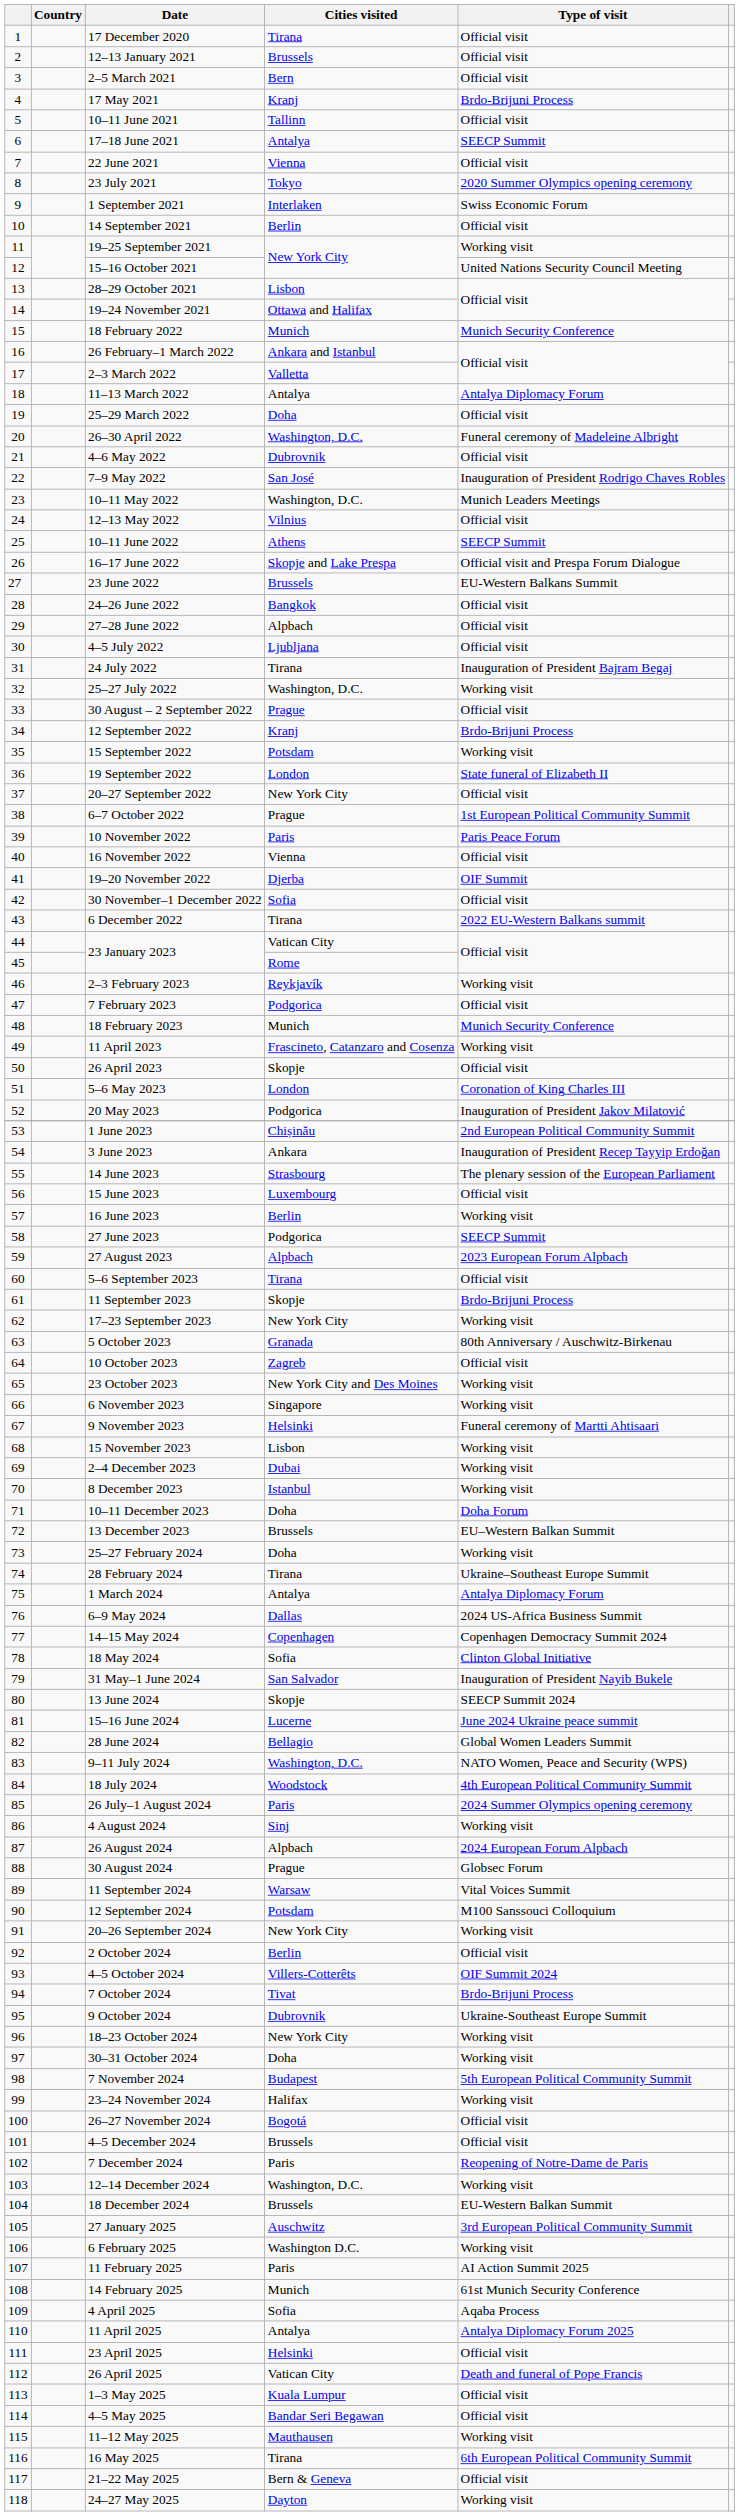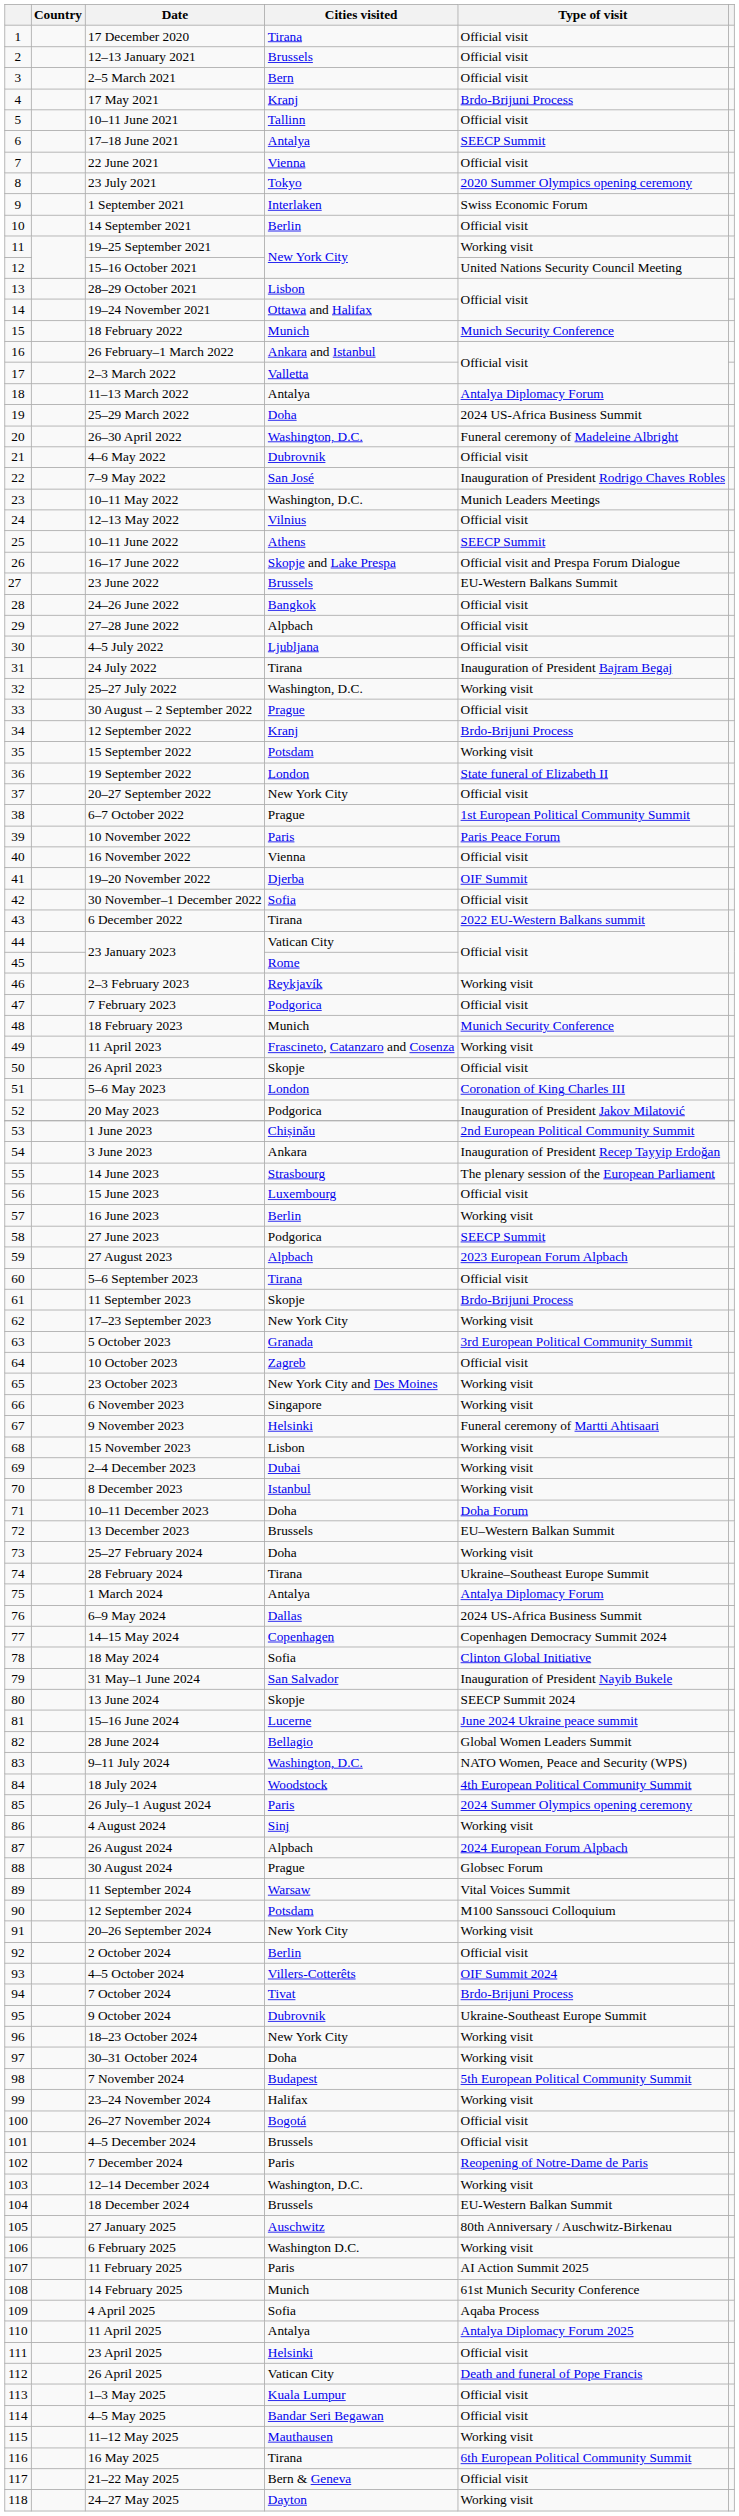(494, 415) Official visit -> (551, 415) 2024 US-Africa Business Summit
(566, 1341) 80th Anniversary / Auschwitz-Birkenau -> (576, 1341) 3rd European Political Community Summit
(576, 2226) 3rd European Political Community Summit -> (566, 2226) 80th Anniversary / Auschwitz-Birkenau
